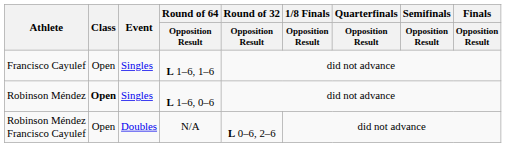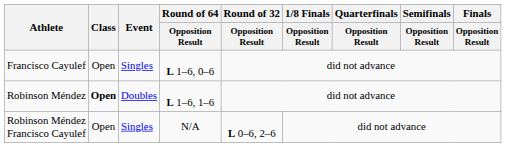(190, 72) L 1–6, 1–6 -> (190, 72) L 1–6, 0–6
(137, 96) Singles -> (139, 96) Doubles
(190, 103) L 1–6, 0–6 -> (190, 103) L 1–6, 1–6
(139, 127) Doubles -> (137, 127) Singles
